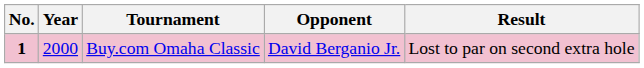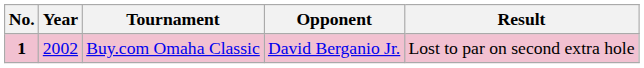(60, 48) 2000 -> (60, 48) 2002
